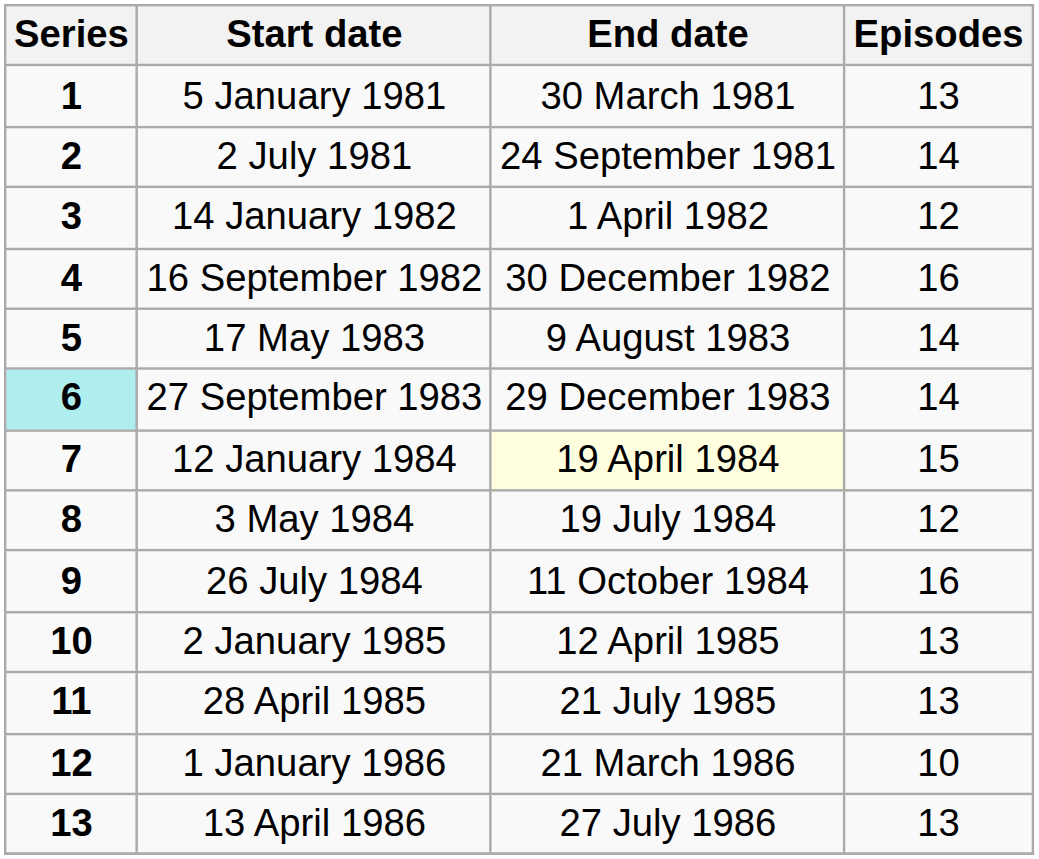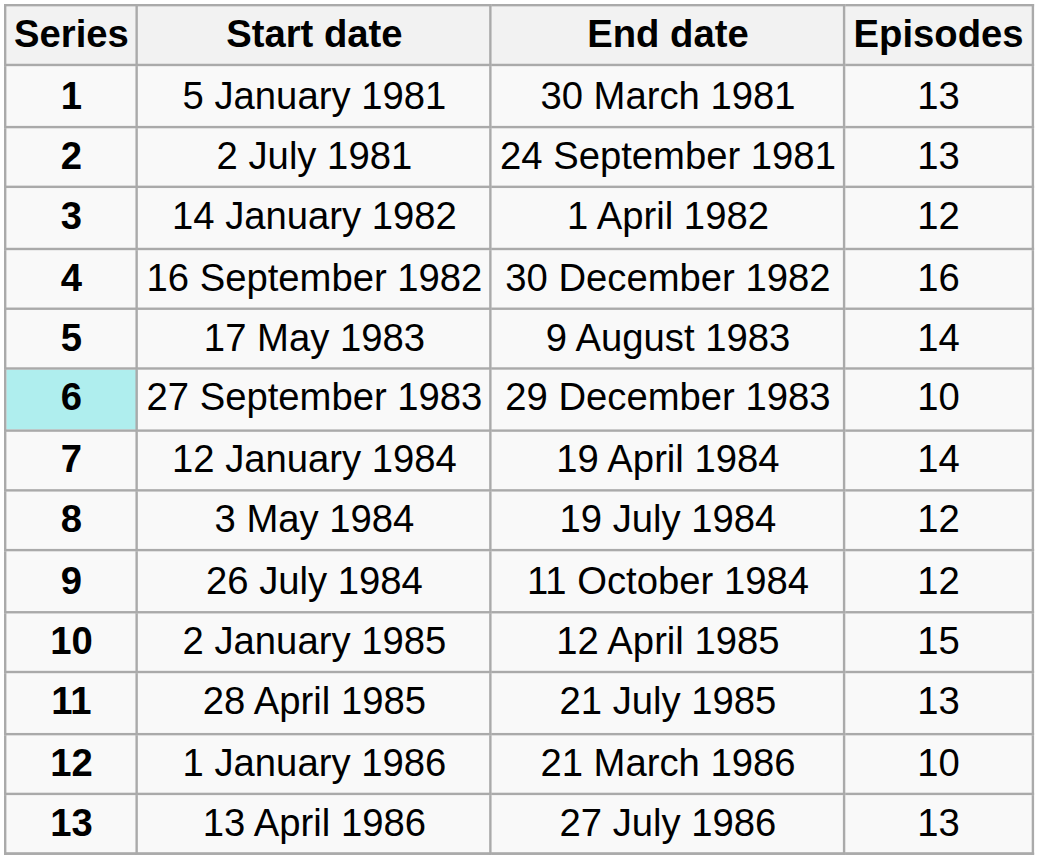(939, 156) 14 -> (939, 156) 13
(939, 398) 14 -> (939, 398) 10
(668, 459) lightyellow background -> (668, 459) no background
(939, 459) 15 -> (939, 459) 14
(939, 580) 16 -> (939, 580) 12
(939, 641) 13 -> (939, 641) 15
